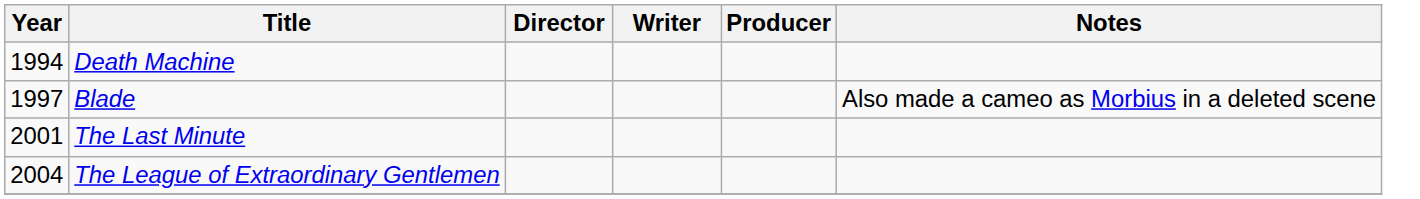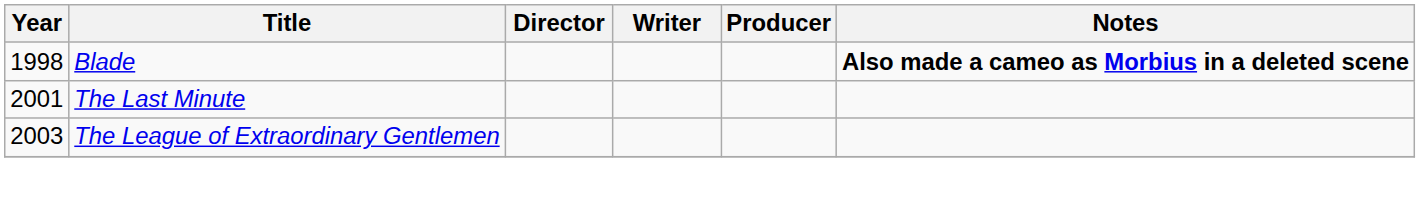- row: (154, 61)
(37, 99) 1997 -> (37, 61) 1998
(1109, 99) normal -> (1126, 61) bold
(37, 174) 2004 -> (37, 136) 2003
